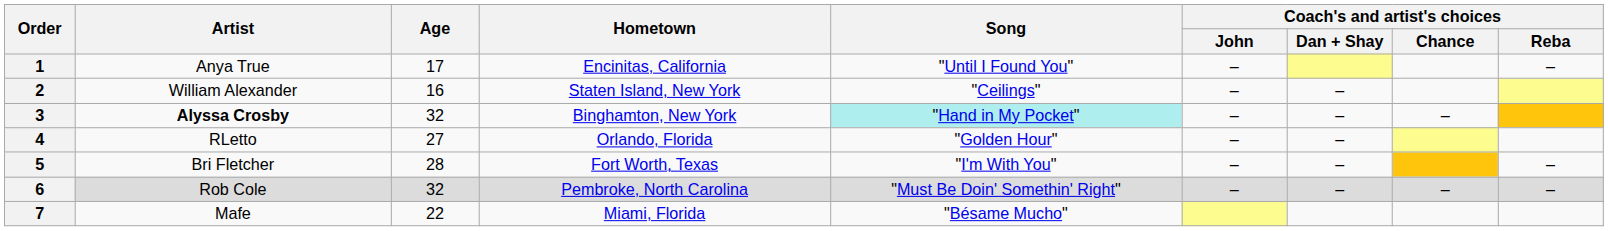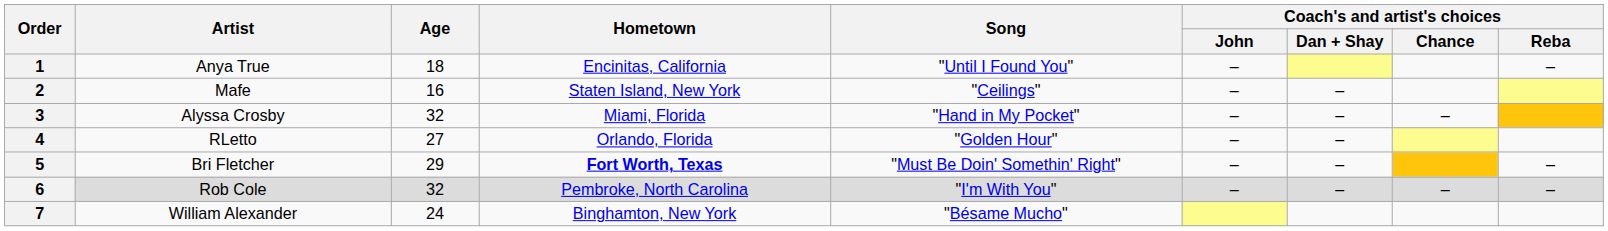(435, 66) 17 -> (435, 66) 18
(233, 91) William Alexander -> (233, 91) Mafe
(233, 115) bold -> (233, 115) normal
(655, 115) Binghamton, New York -> (655, 115) Miami, Florida
(1006, 115) paleturquoise background -> (1006, 115) no background
(435, 165) 28 -> (435, 165) 29
(655, 165) normal -> (655, 165) bold
(1006, 165) "I'm With You" -> (1006, 165) "Must Be Doin' Somethin' Right"
(1006, 189) "Must Be Doin' Somethin' Right" -> (1006, 189) "I'm With You"
(233, 214) Mafe -> (233, 214) William Alexander
(435, 214) 22 -> (435, 214) 24
(655, 214) Miami, Florida -> (655, 214) Binghamton, New York
